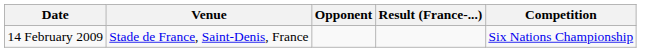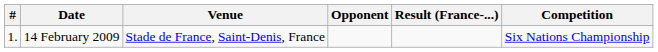+ column: (13, 15)
